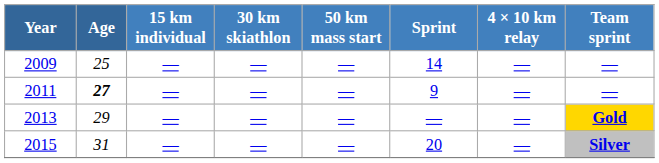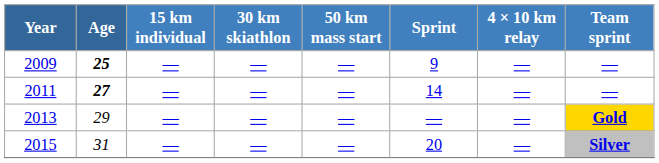(101, 64) normal -> (101, 64) bold
(434, 64) 14 -> (434, 64) 9
(434, 90) 9 -> (434, 90) 14
